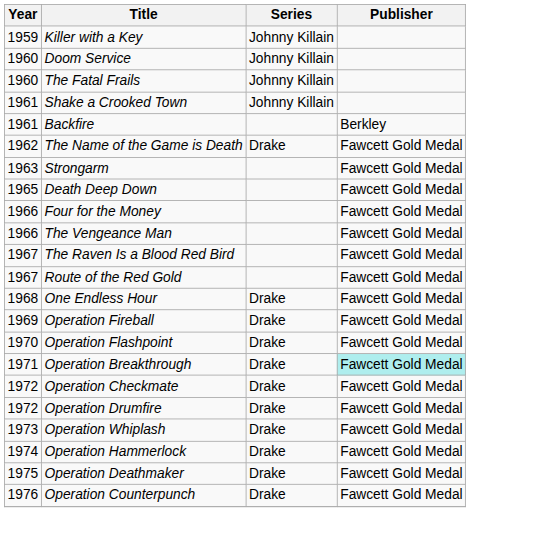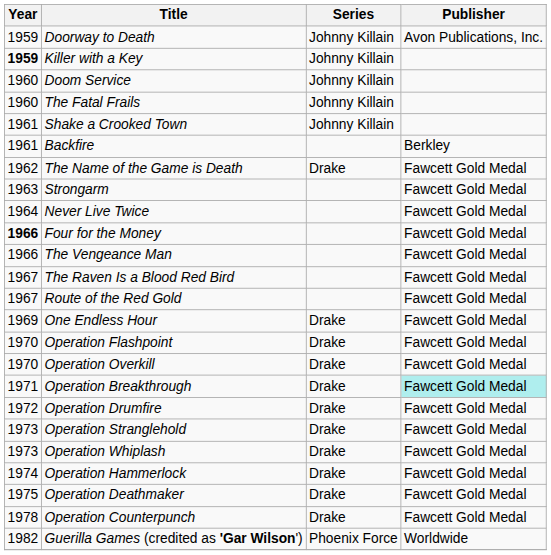+ row: (100, 37)
(23, 37) normal -> (23, 59) bold
+ row: (97, 211)
- row: (101, 189)
(23, 211) normal -> (23, 233) bold
(23, 299) 1968 -> (23, 320) 1969
- row: (99, 320)
+ row: (100, 364)
- row: (111, 386)
+ row: (115, 430)
(23, 495) 1976 -> (23, 517) 1978
+ row: (174, 539)
